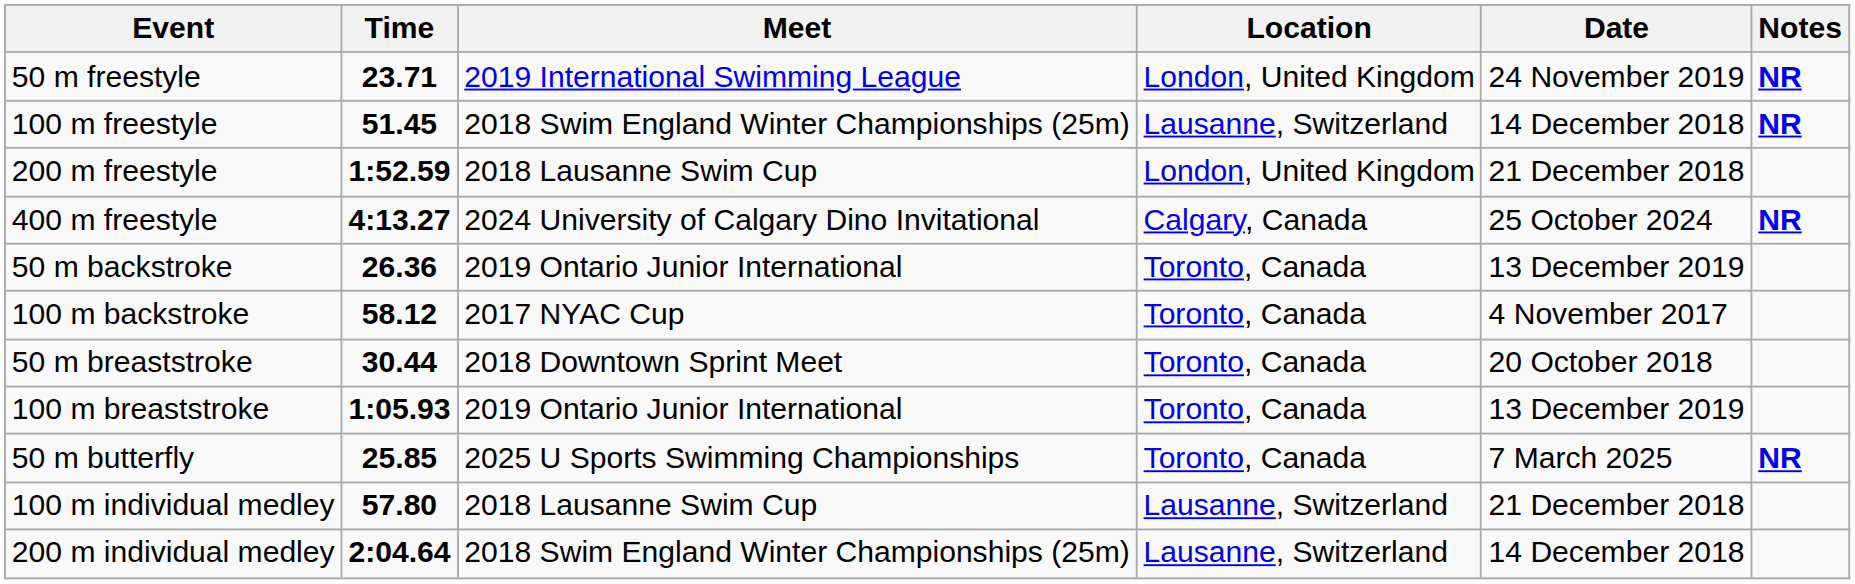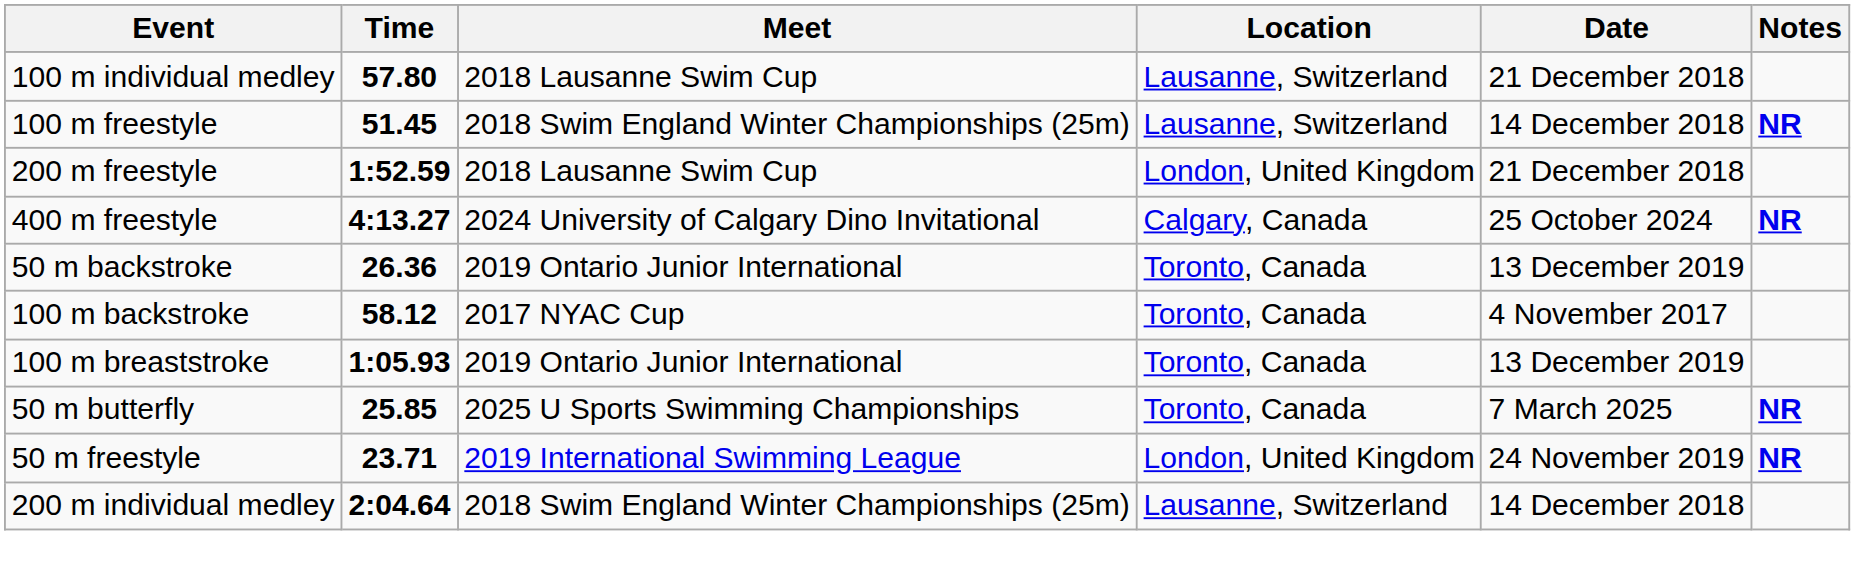rows swapped: (106, 76) <-> (173, 505)
- row: (132, 362)
